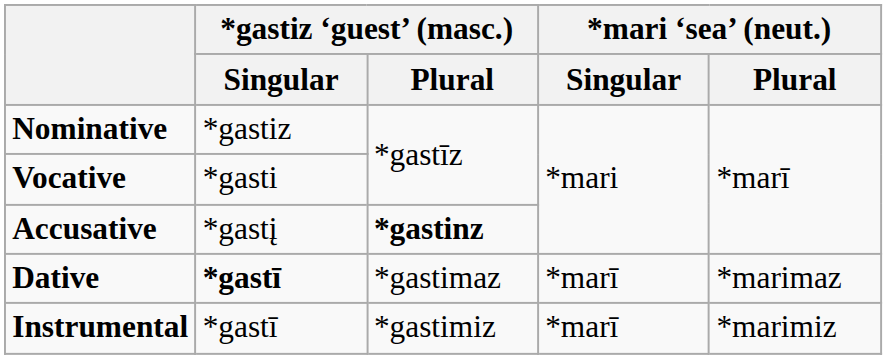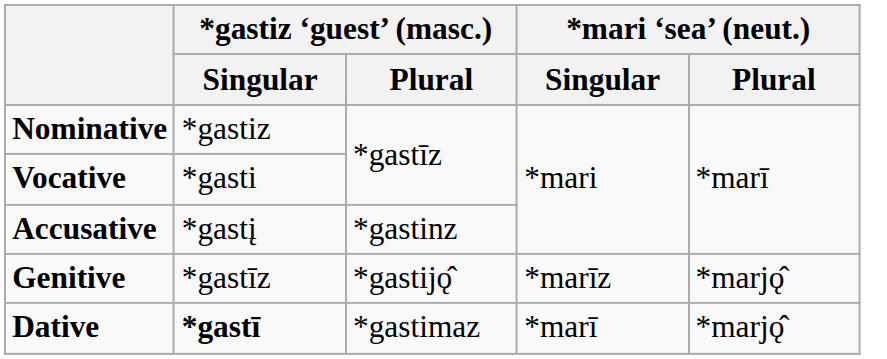(429, 228) bold -> (405, 228) normal
+ row: (69, 278)
(779, 278) *marimaz -> (740, 327) *marjǫ̂
- row: (100, 327)
